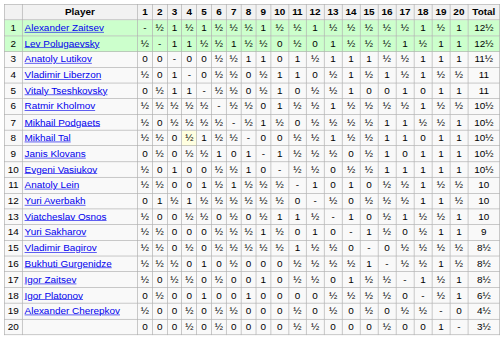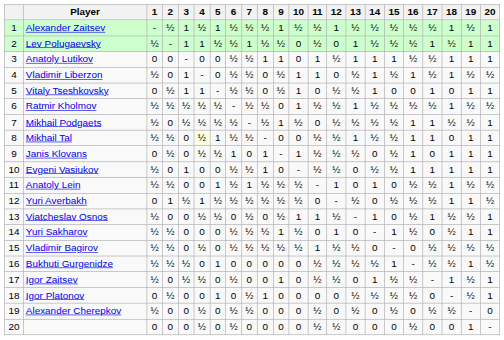- column: (484, 12)
(234, 264) ½ -> (249, 264) 0
(234, 295) 0 -> (249, 295) ½
